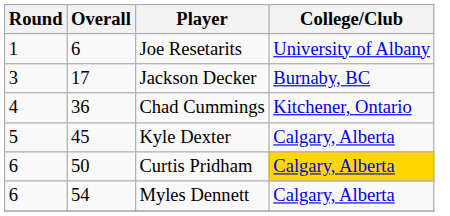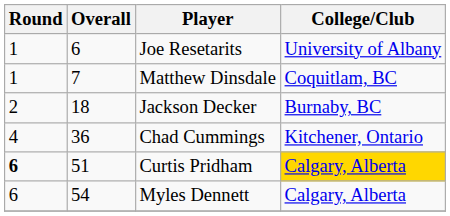+ row: (208, 78)
(13, 78) 3 -> (13, 107) 2
(80, 78) 17 -> (80, 107) 18
- row: (185, 136)
(13, 166) normal -> (13, 166) bold
(80, 166) 50 -> (80, 166) 51
